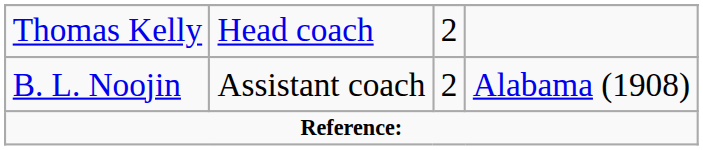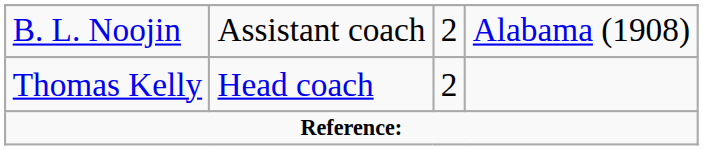rows swapped: (107, 30) <-> (97, 83)
